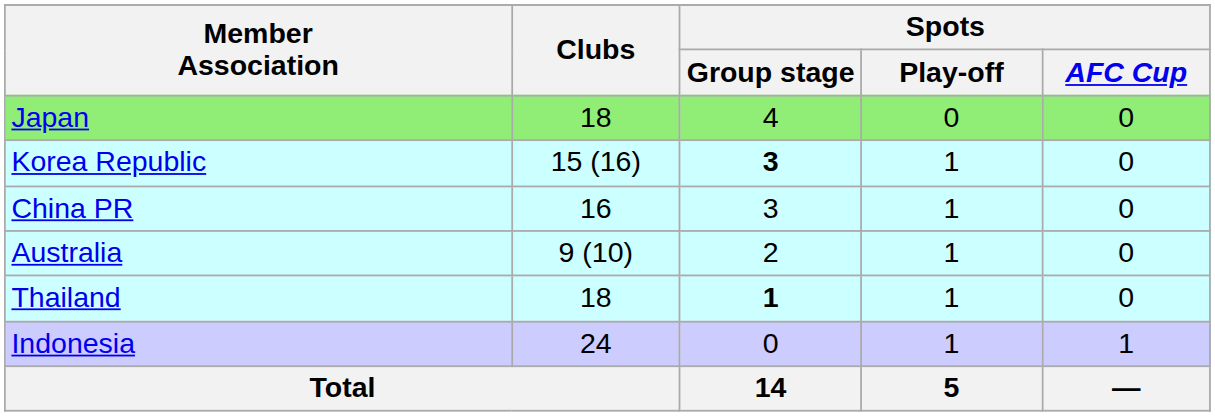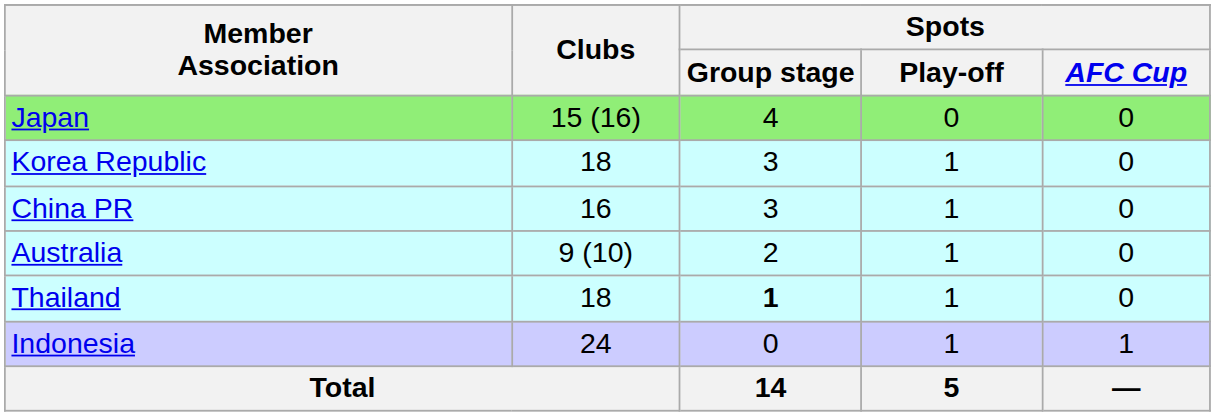(596, 117) 18 -> (596, 117) 15 (16)
(596, 162) 15 (16) -> (596, 162) 18
(771, 162) bold -> (771, 162) normal
